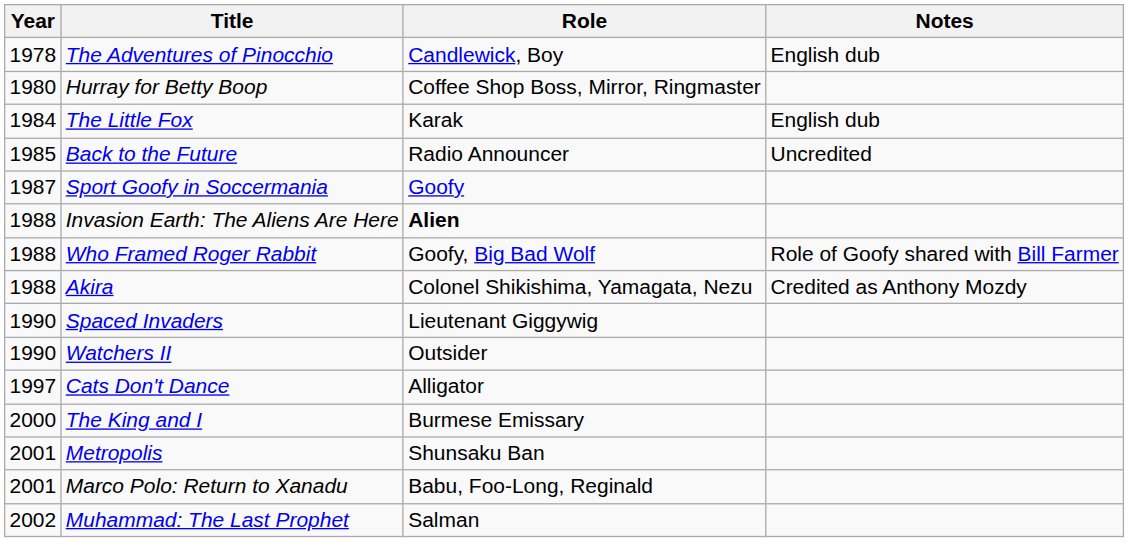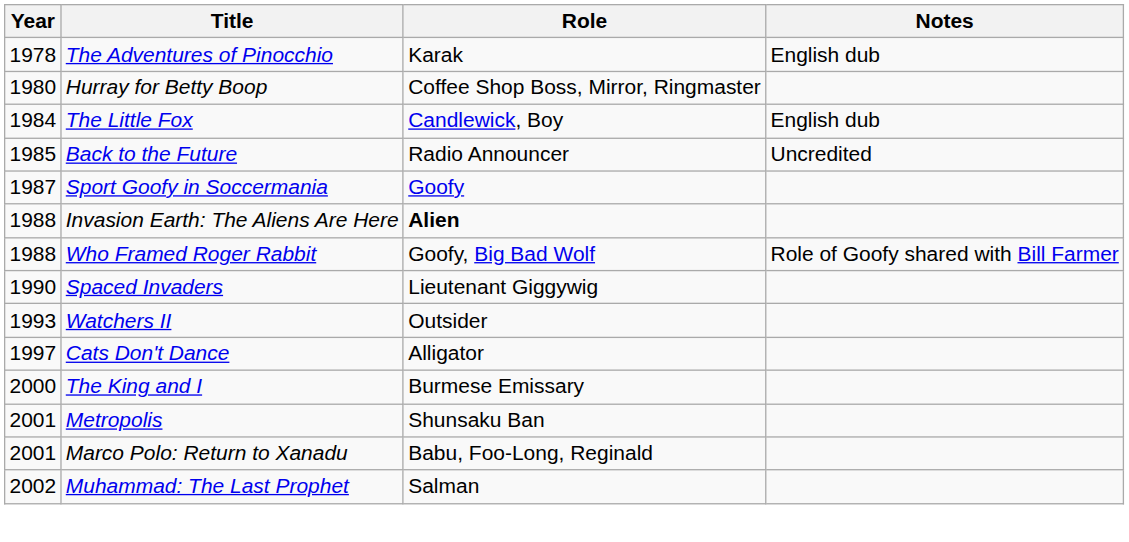(486, 54) Candlewick, Boy -> (436, 54) Karak
(436, 120) Karak -> (486, 120) Candlewick, Boy
- row: (90, 287)
(33, 353) 1990 -> (33, 320) 1993
